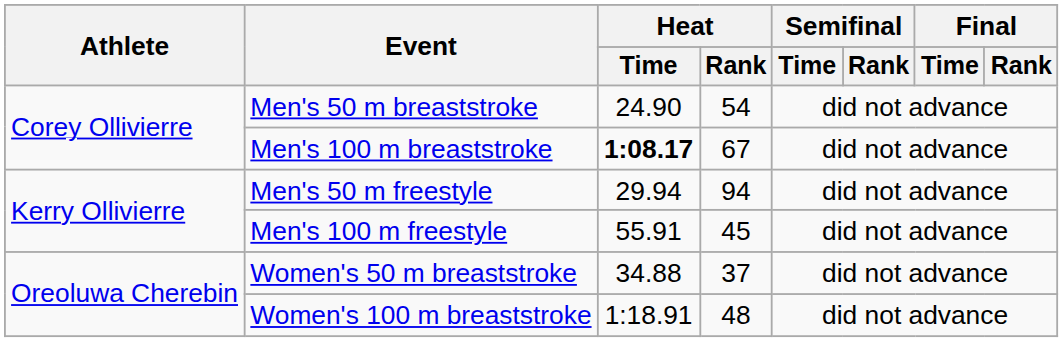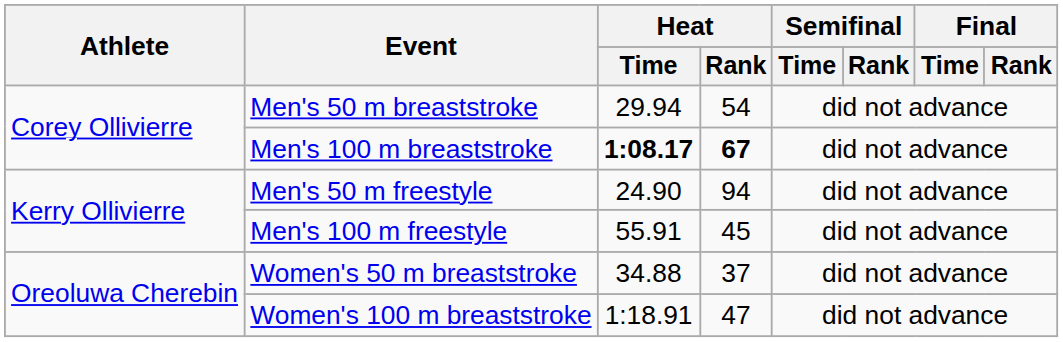(649, 107) 24.90 -> (649, 107) 29.94
(736, 149) normal -> (736, 149) bold
(649, 190) 29.94 -> (649, 190) 24.90
(736, 315) 48 -> (736, 315) 47
